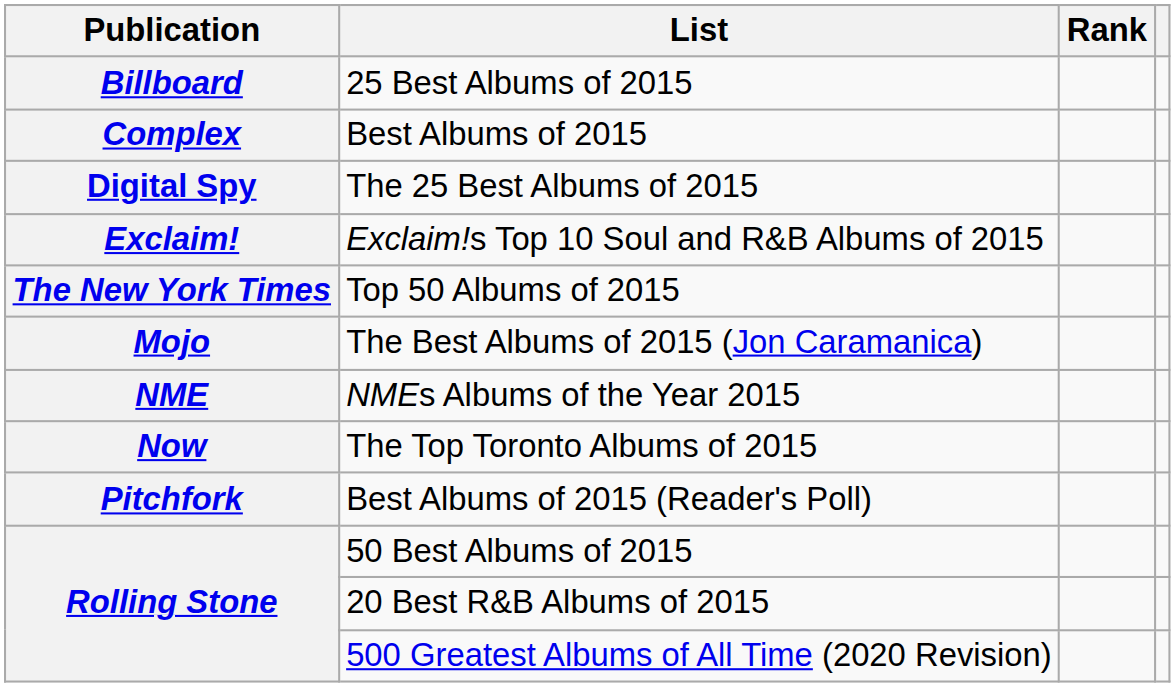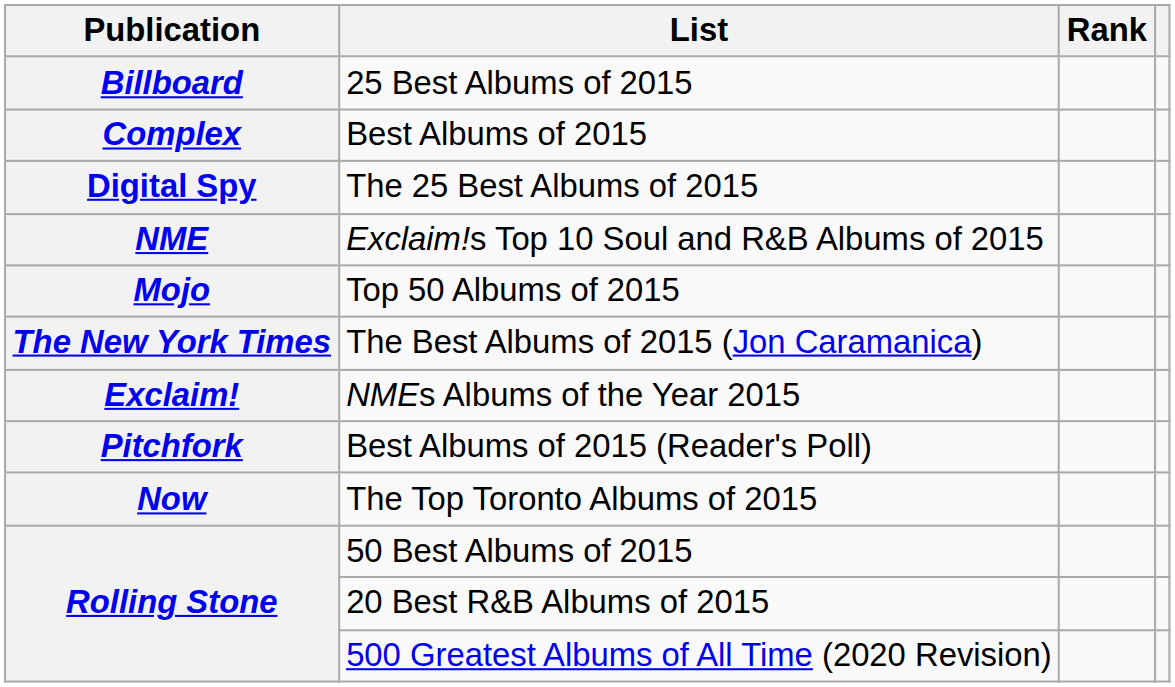(172, 238) Exclaim! -> (172, 238) NME
(172, 290) The New York Times -> (172, 290) Mojo
(172, 342) Mojo -> (172, 342) The New York Times
(172, 394) NME -> (172, 394) Exclaim!
rows swapped: (582, 446) <-> (609, 498)
